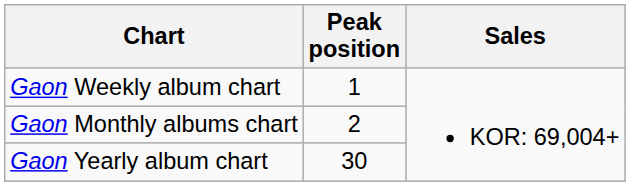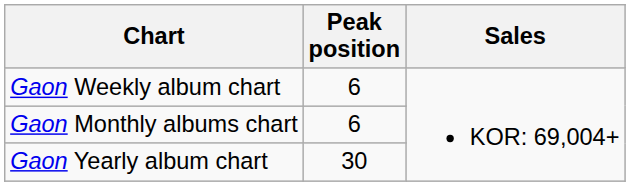(354, 86) 1 -> (354, 86) 6
(354, 124) 2 -> (354, 124) 6
